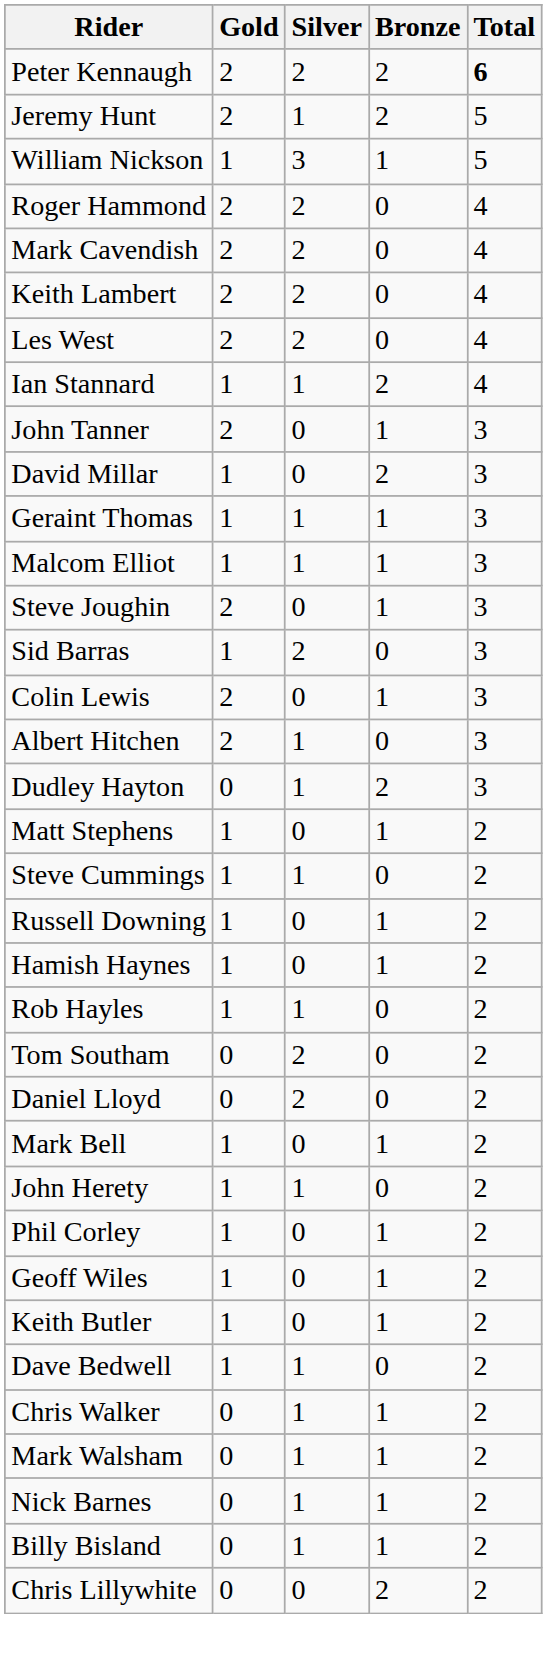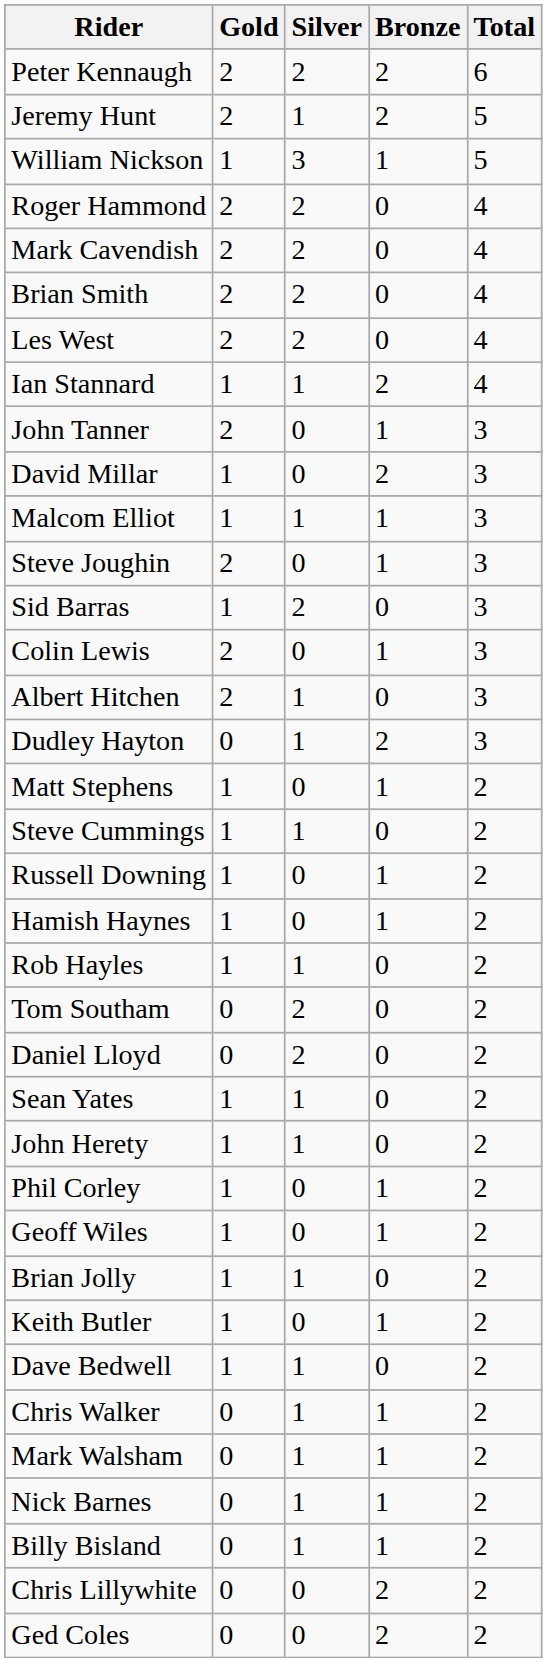(481, 71) bold -> (481, 71) normal
+ row: (80, 294)
- row: (94, 294)
- row: (102, 518)
+ row: (72, 1098)
- row: (69, 1143)
+ row: (74, 1277)
+ row: (70, 1634)
